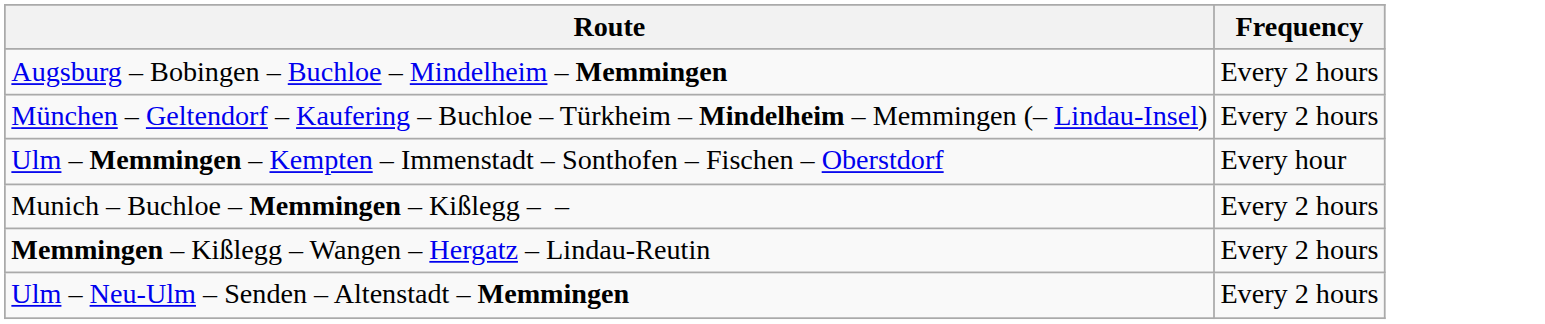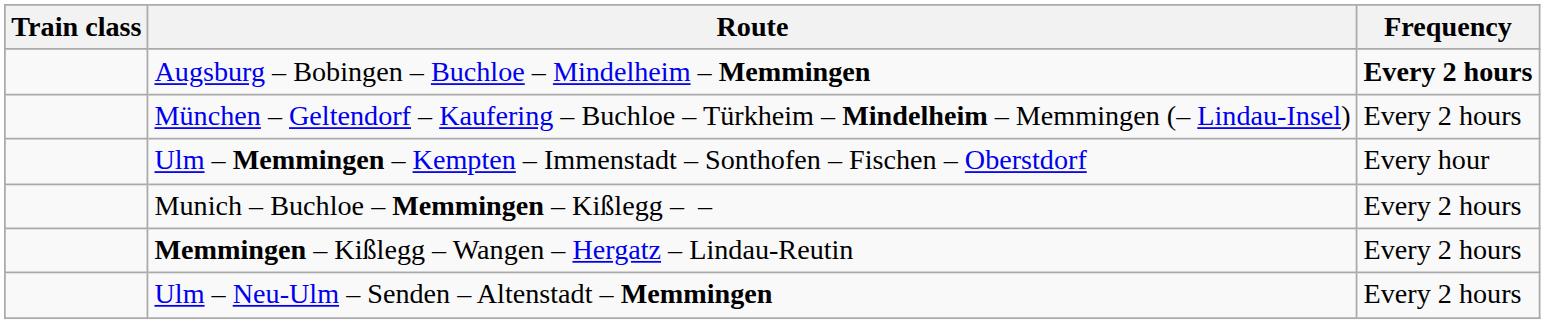+ column: (76, 26)
(1299, 71) normal -> (1448, 71) bold
